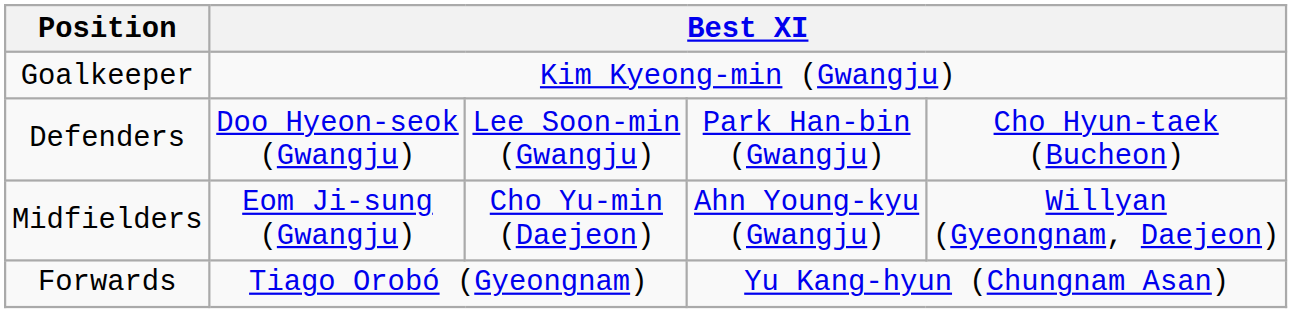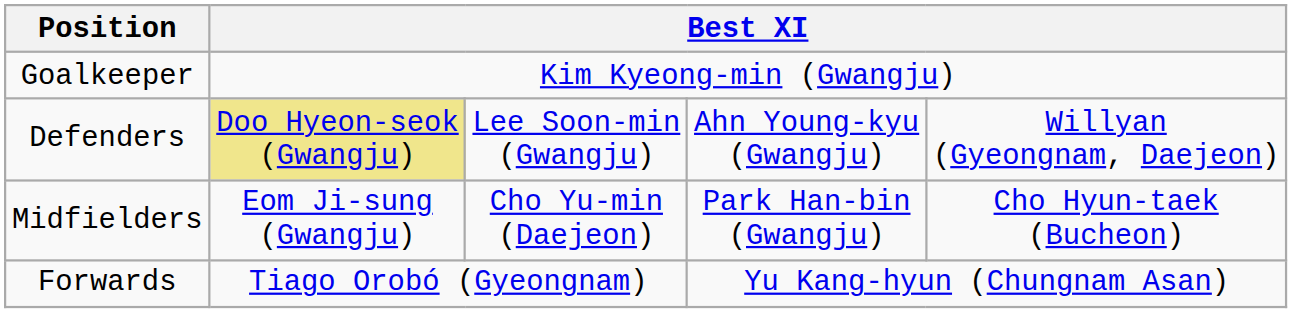(337, 139) no background -> (337, 139) khaki background
(807, 139) Park Han-bin (Gwangju) -> (807, 139) Ahn Young-kyu (Gwangju)
(1106, 139) Cho Hyun-taek (Bucheon) -> (1106, 139) Willyan (Gyeongnam, Daejeon)
(807, 220) Ahn Young-kyu (Gwangju) -> (807, 220) Park Han-bin (Gwangju)
(1106, 220) Willyan (Gyeongnam, Daejeon) -> (1106, 220) Cho Hyun-taek (Bucheon)
